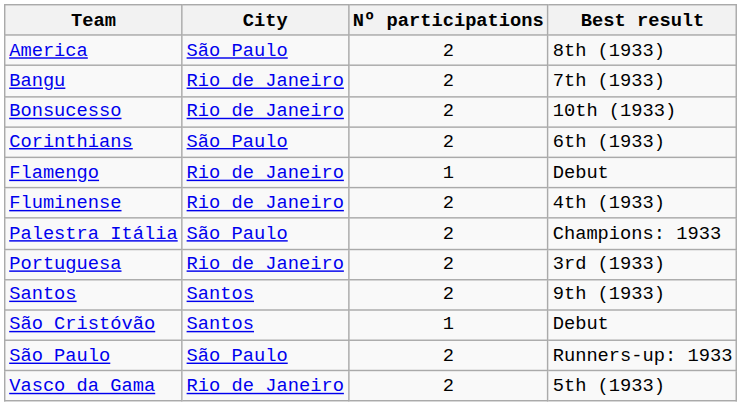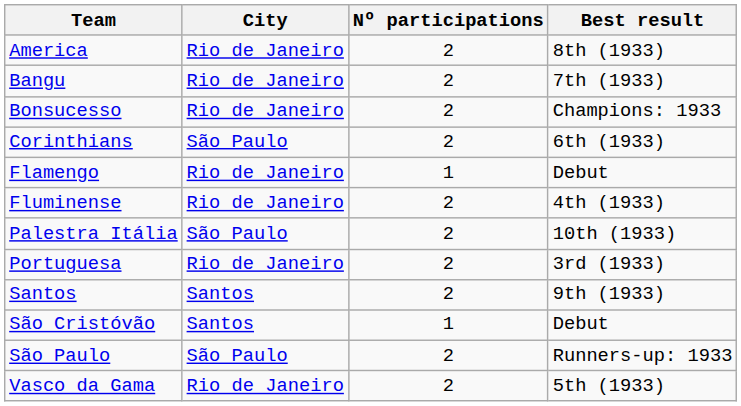(237, 50) São Paulo -> (265, 50) Rio de Janeiro
(614, 112) 10th (1933) -> (637, 112) Champions: 1933
(637, 234) Champions: 1933 -> (614, 234) 10th (1933)
